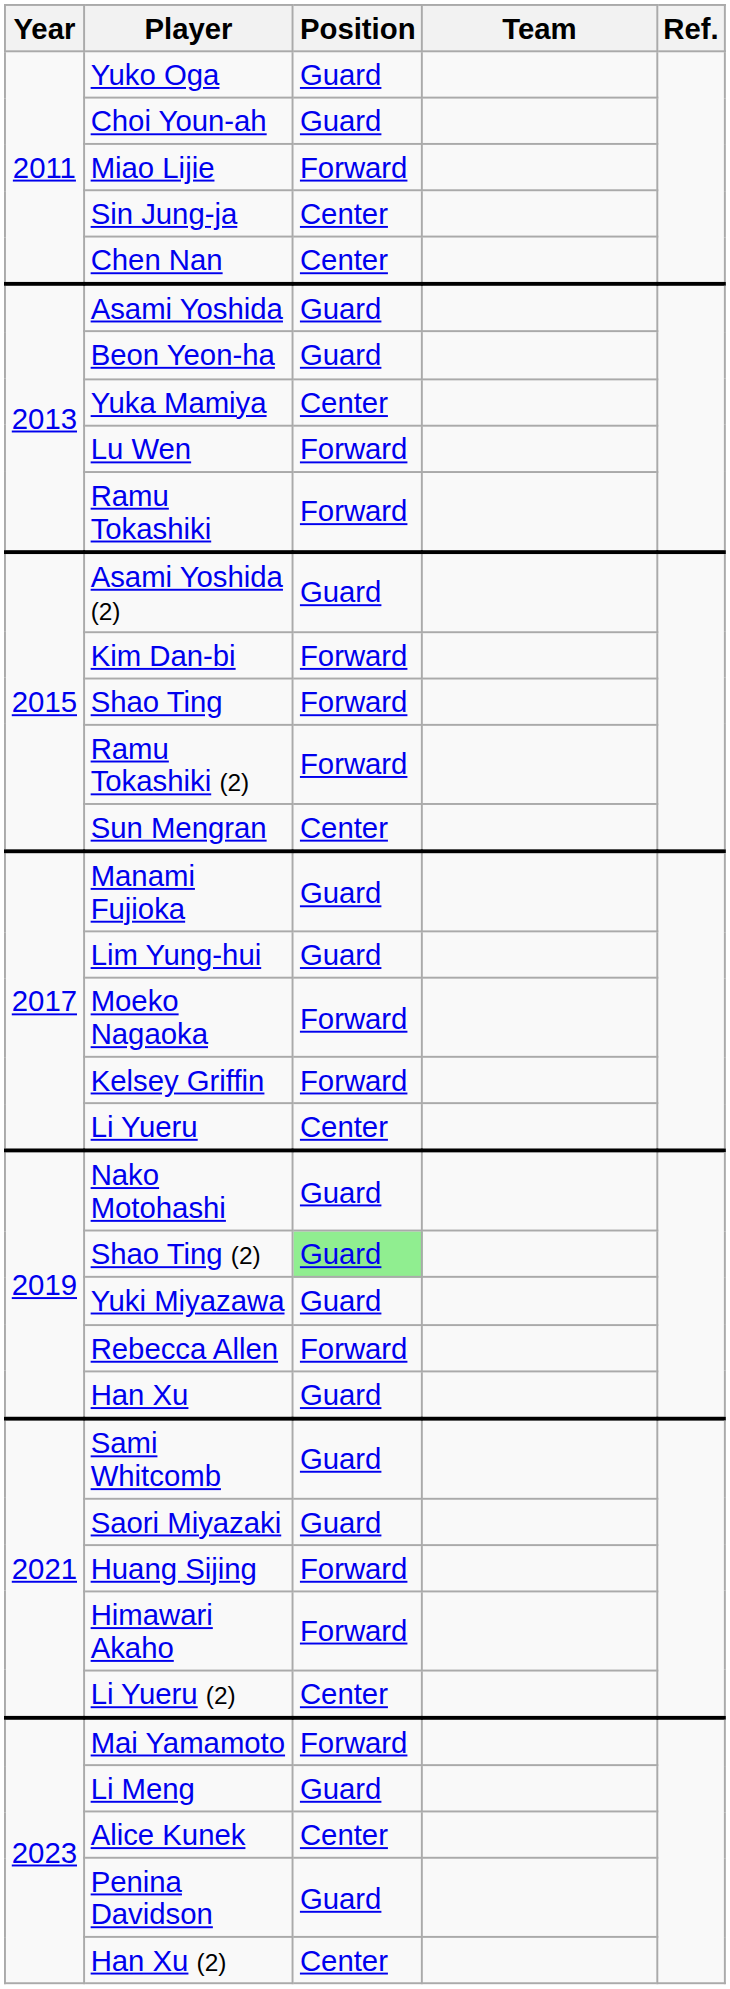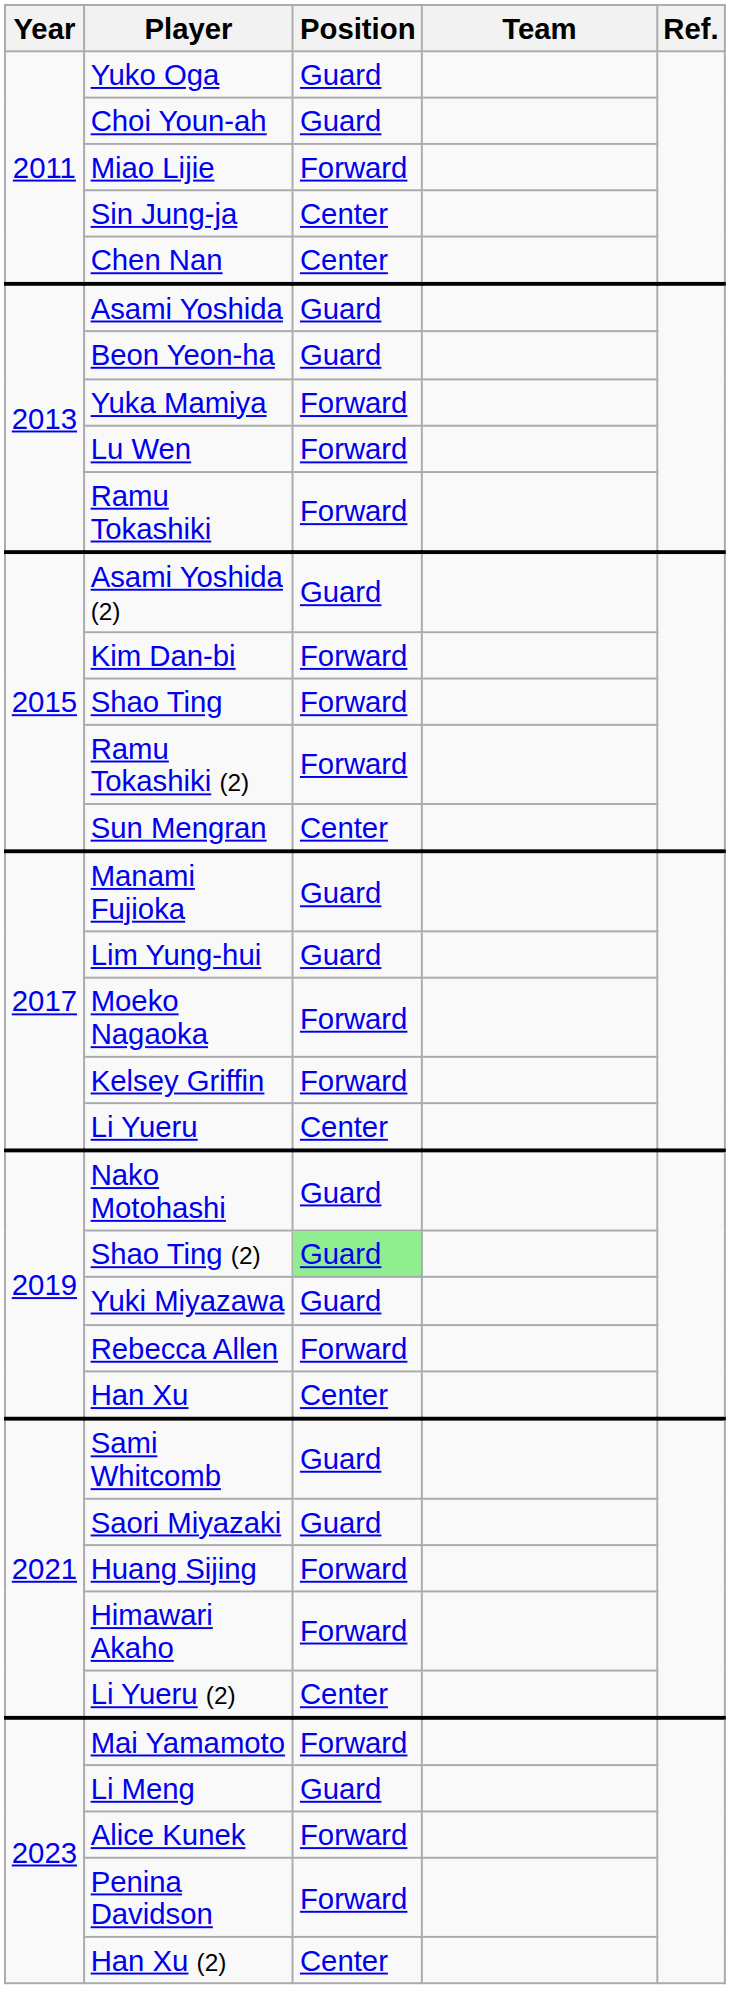(344, 402) Center -> (354, 402) Forward
(341, 1394) Guard -> (344, 1394) Center
(344, 1835) Center -> (354, 1835) Forward
(341, 1898) Guard -> (354, 1898) Forward
